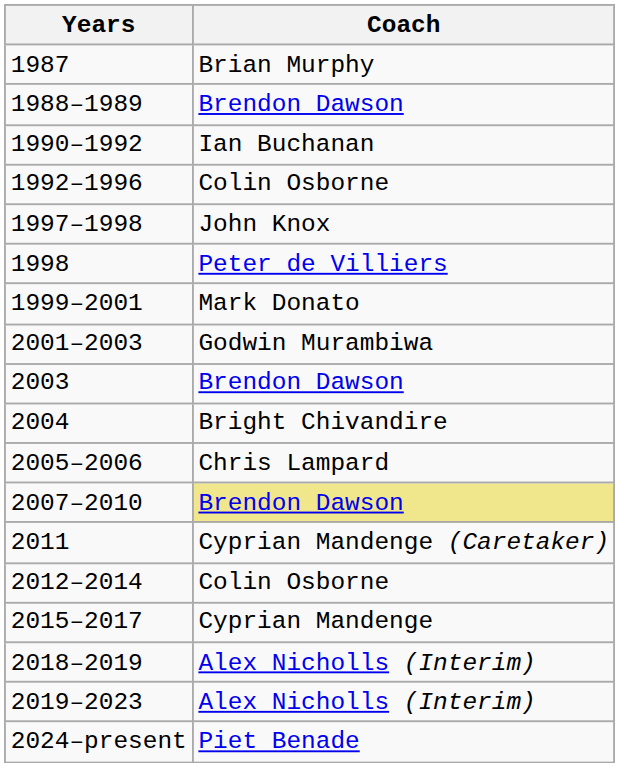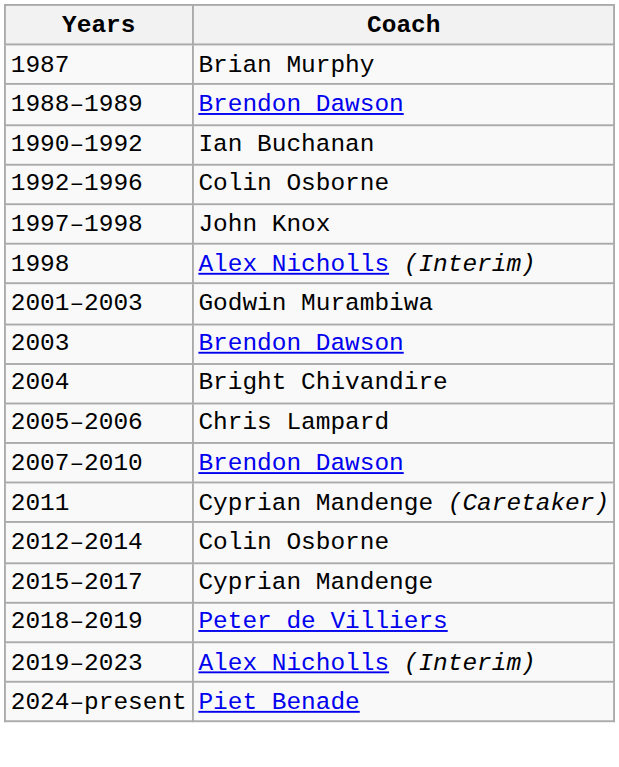(323, 264) Peter de Villiers -> (367, 264) Alex Nicholls (Interim)
- row: (77, 304)
(301, 503) khaki background -> (301, 463) no background
(367, 662) Alex Nicholls (Interim) -> (323, 622) Peter de Villiers
